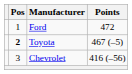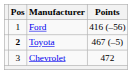(107, 27) 472 -> (107, 27) 416 (–56)
(107, 58) 416 (–56) -> (107, 58) 472
